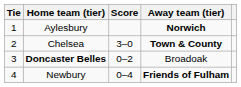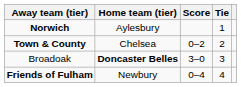columns swapped: (14, 12) <-> (186, 12)
(125, 43) 3–0 -> (196, 43) 0–2
(125, 59) 0–2 -> (196, 59) 3–0
